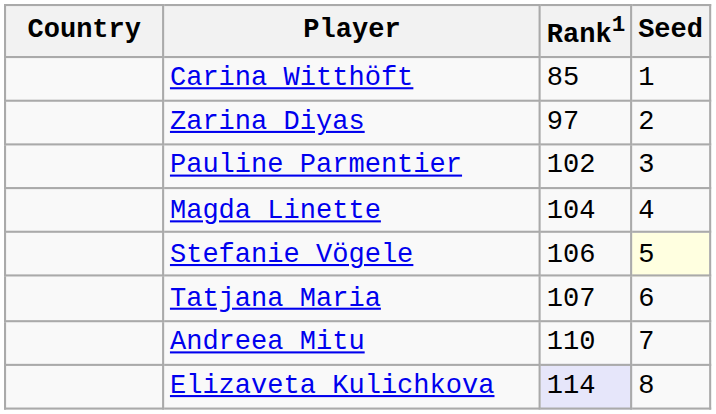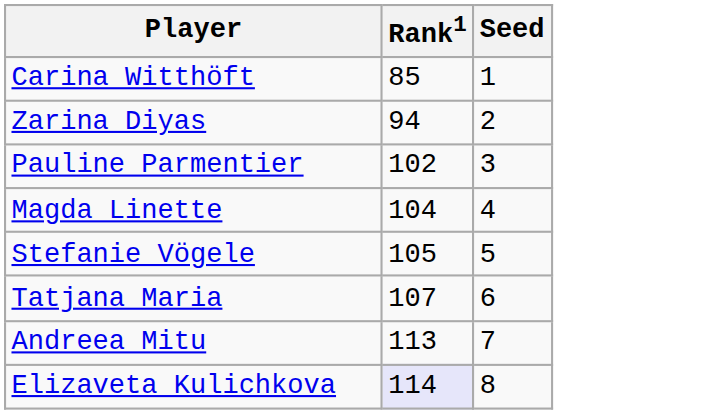- column: (84, 31)
(563, 122) 97 -> (405, 122) 94
(571, 254) 106 -> (413, 254) 105
(646, 254) lightyellow background -> (488, 254) no background
(571, 342) 110 -> (413, 342) 113
